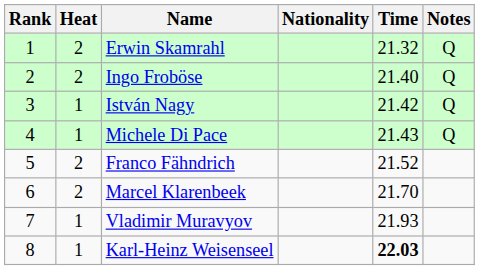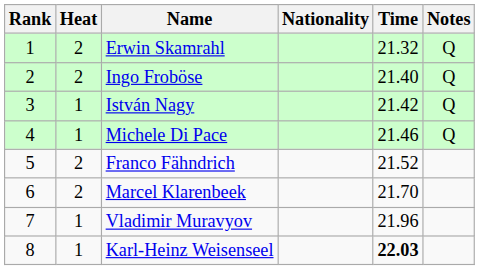(398, 134) 21.43 -> (398, 134) 21.46
(398, 221) 21.93 -> (398, 221) 21.96
